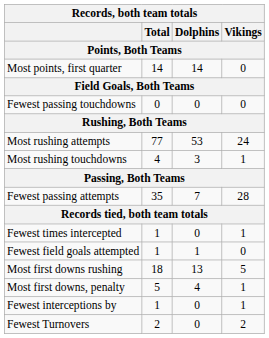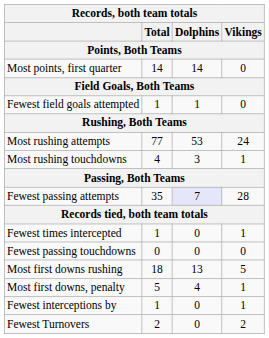rows swapped: (73, 251) <-> (71, 104)
(197, 196) no background -> (197, 196) lavender background
